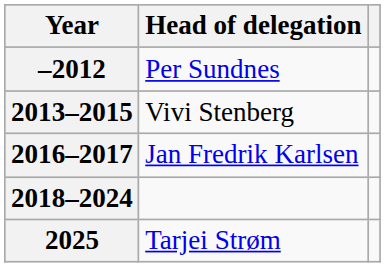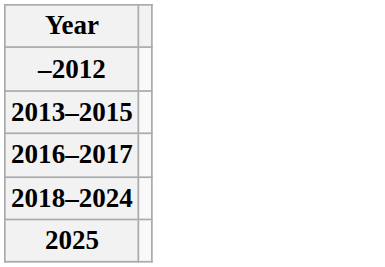- column: (253, 25)
